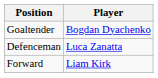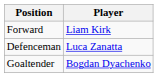rows swapped: (31, 30) <-> (25, 64)
